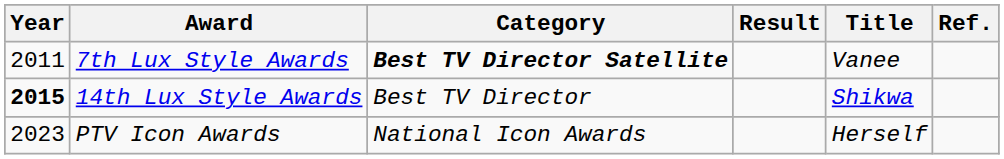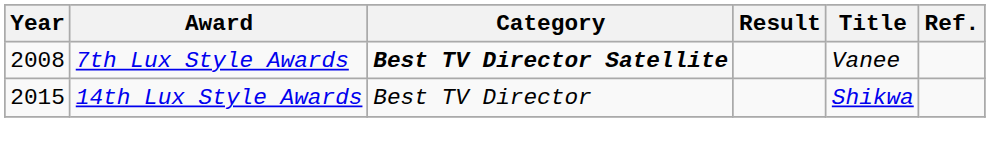(38, 60) 2011 -> (38, 60) 2008
(38, 98) bold -> (38, 98) normal
- row: (178, 135)
